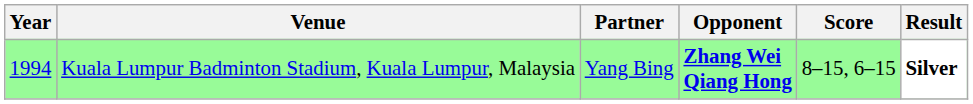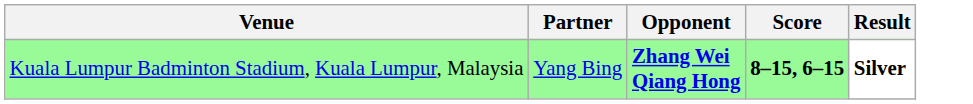- column: (30, 22)
(849, 68) normal -> (797, 68) bold
